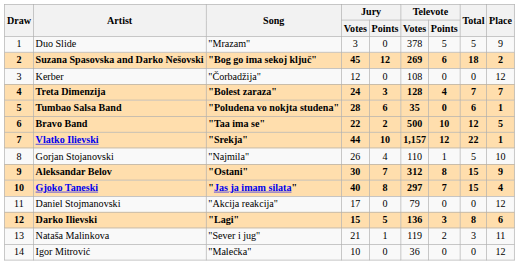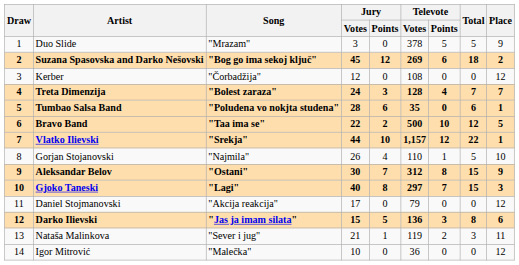(253, 188) "Jas ja imam silata" -> (224, 188) "Lagi"
(501, 188) 4 -> (501, 188) 3
(224, 220) "Lagi" -> (253, 220) "Jas ja imam silata"
